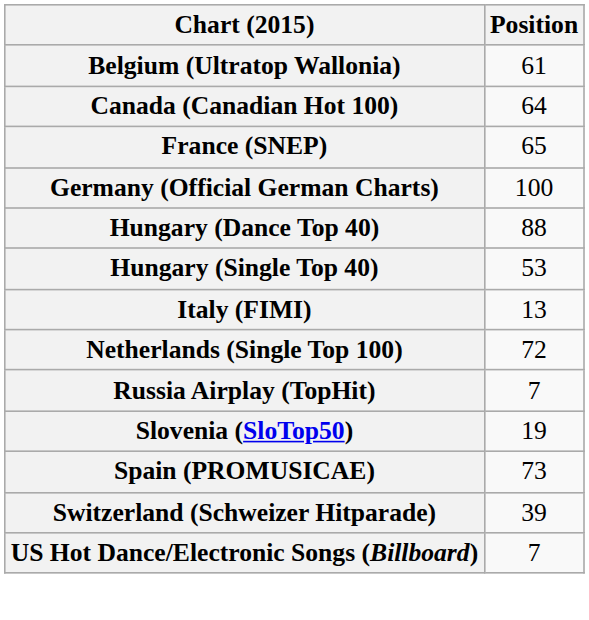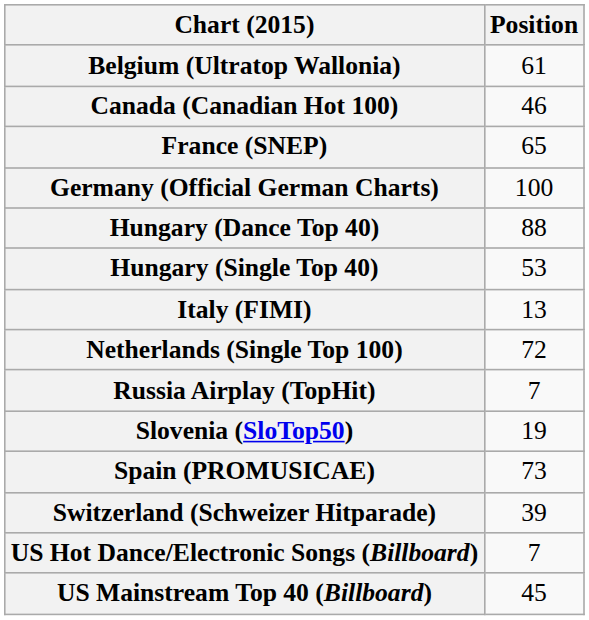(534, 106) 64 -> (534, 106) 46
+ row: (244, 593)
